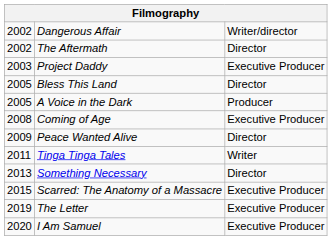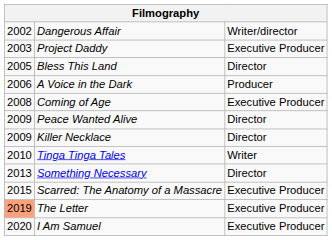- row: (72, 48)
(19, 102) 2005 -> (19, 84) 2006
+ row: (74, 137)
(19, 155) 2011 -> (19, 155) 2010
(19, 208) no background -> (19, 208) lightsalmon background
